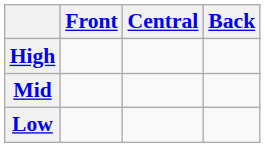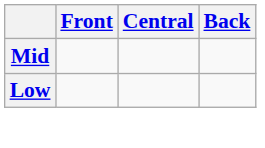- row: (32, 55)
